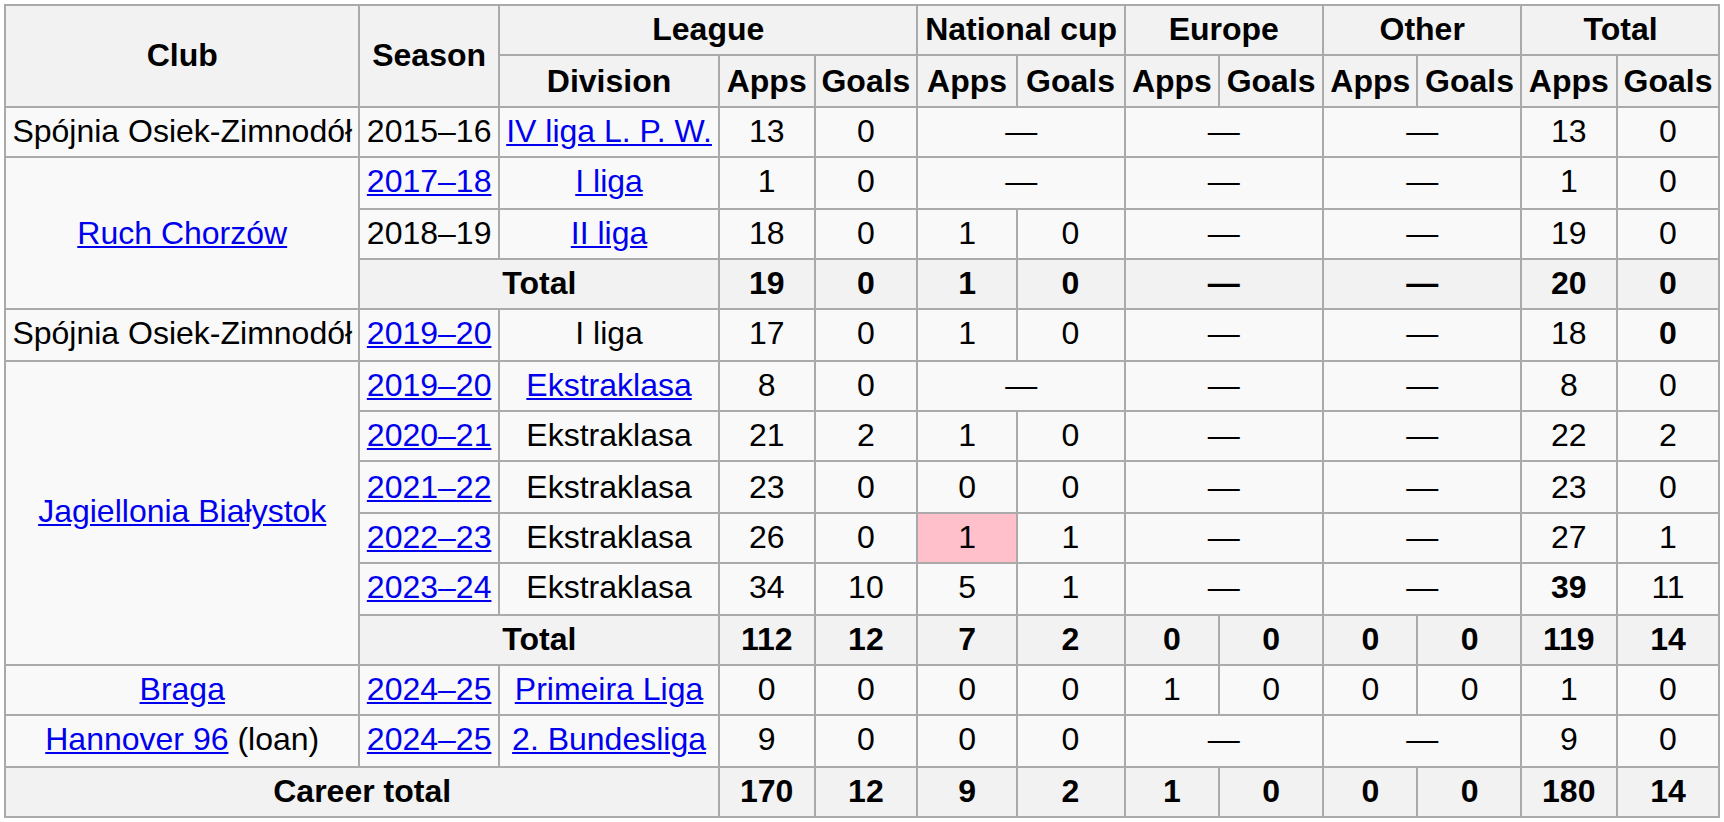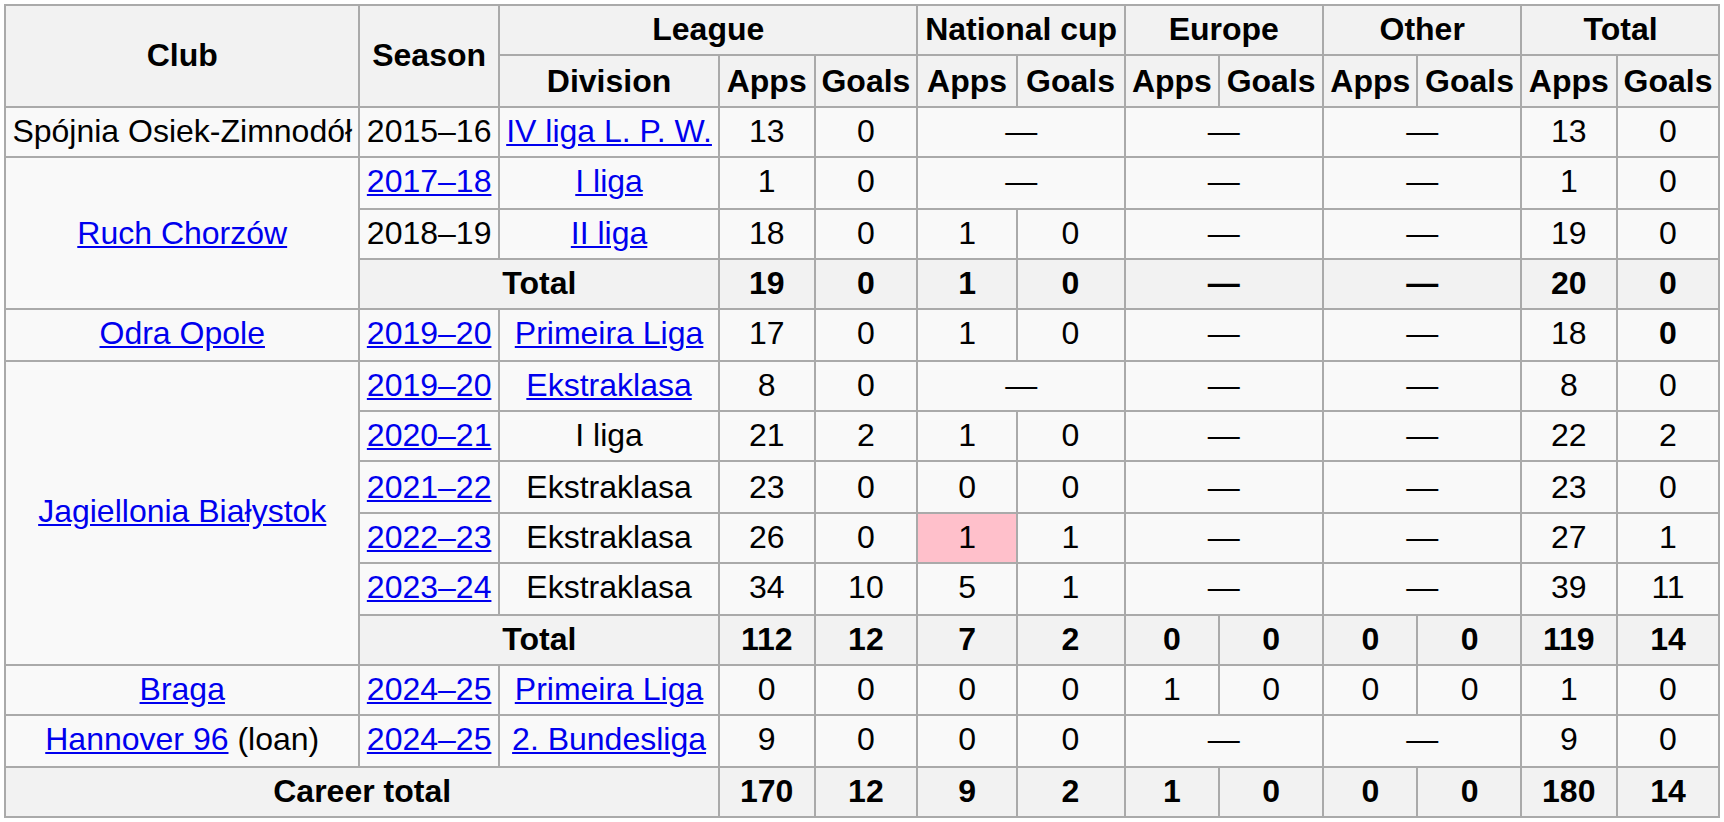(182, 334) Spójnia Osiek-Zimnodół -> (182, 334) Odra Opole
(609, 334) I liga -> (609, 334) Primeira Liga
(609, 435) Ekstraklasa -> (609, 435) I liga
(1569, 588) bold -> (1569, 588) normal
